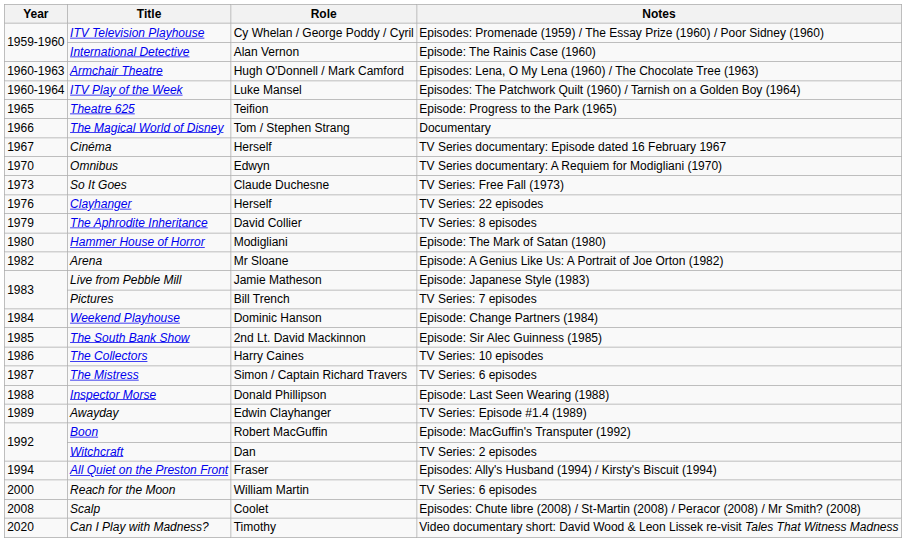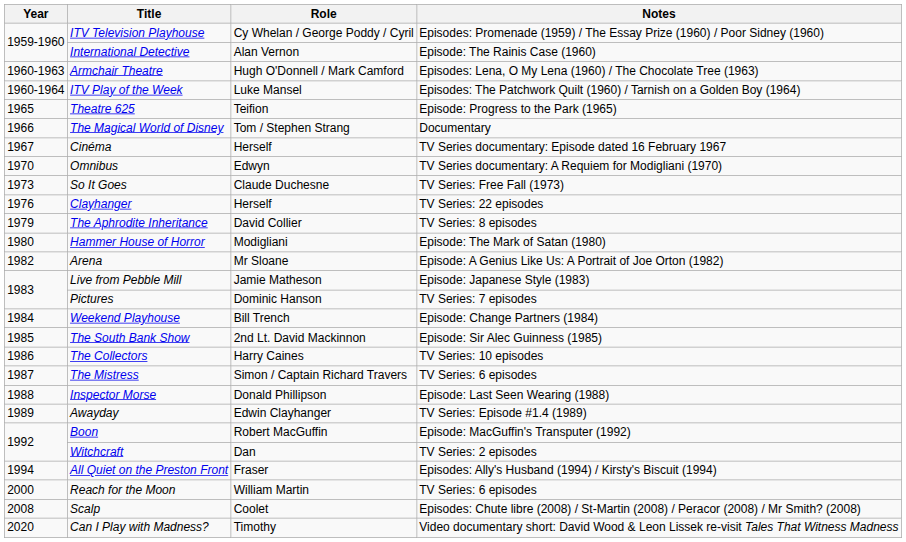(262, 299) Bill Trench -> (278, 299) Dominic Hanson
(278, 318) Dominic Hanson -> (262, 318) Bill Trench
